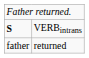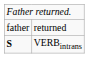rows swapped: (18, 45) <-> (9, 28)
